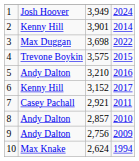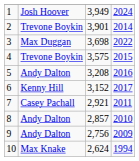(42, 27) Kenny Hill -> (52, 27) Trevone Boykin
(98, 73) 3,210 -> (98, 73) 3,208
